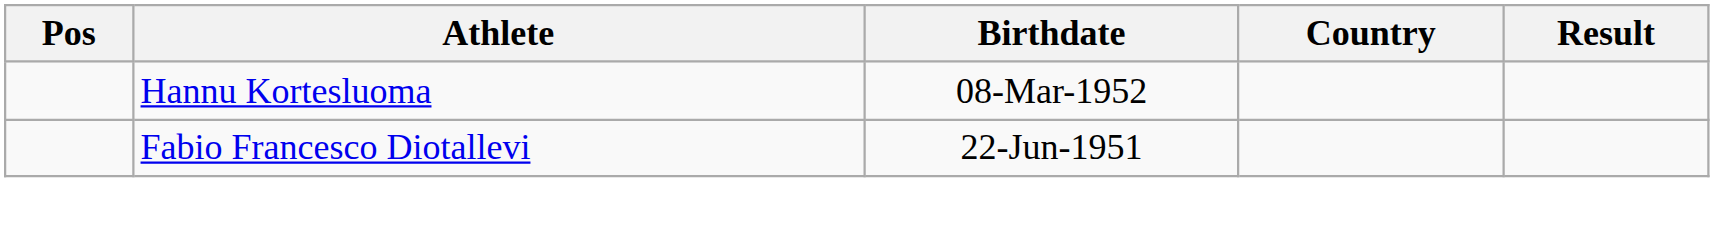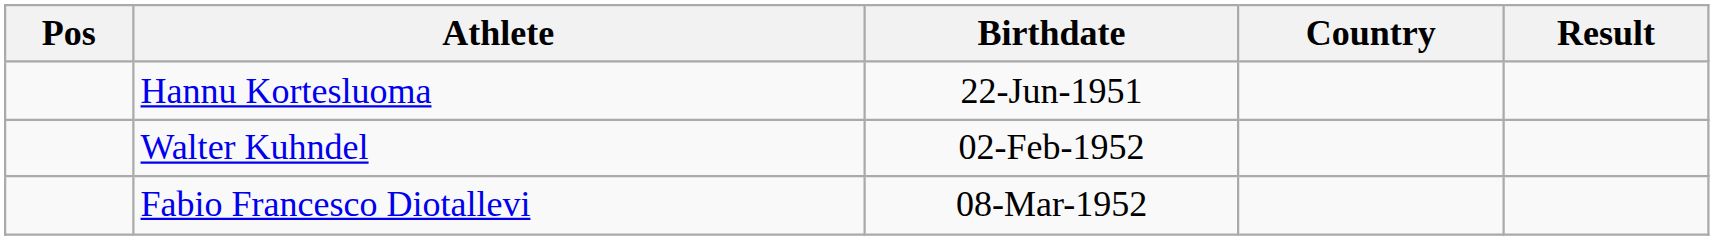(1052, 90) 08-Mar-1952 -> (1052, 90) 22-Jun-1951
+ row: (255, 147)
(1052, 147) 22-Jun-1951 -> (1052, 204) 08-Mar-1952
